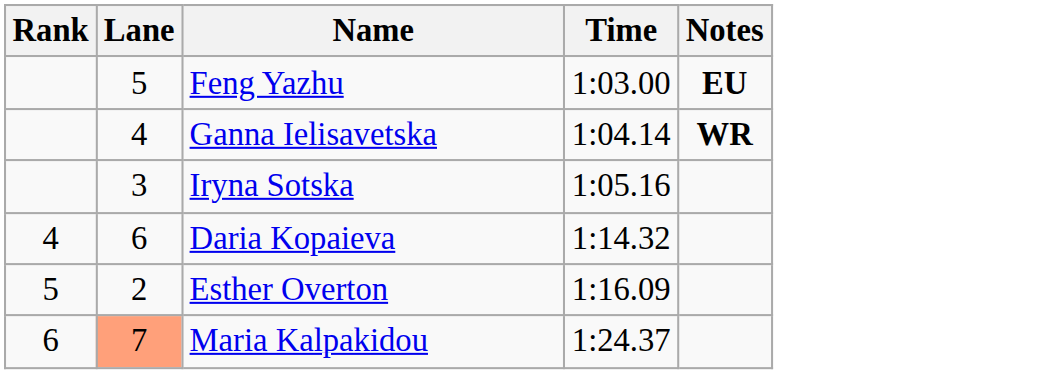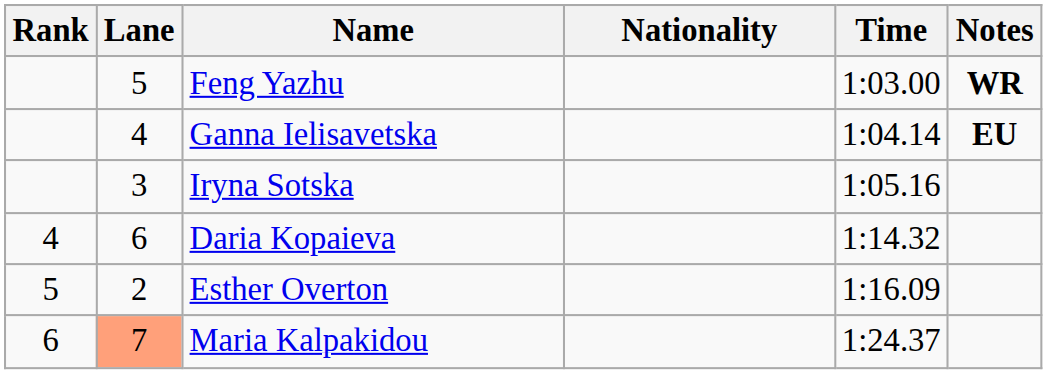+ column: (699, 30)
(725, 82) EU -> (995, 82) WR
(725, 133) WR -> (995, 133) EU
